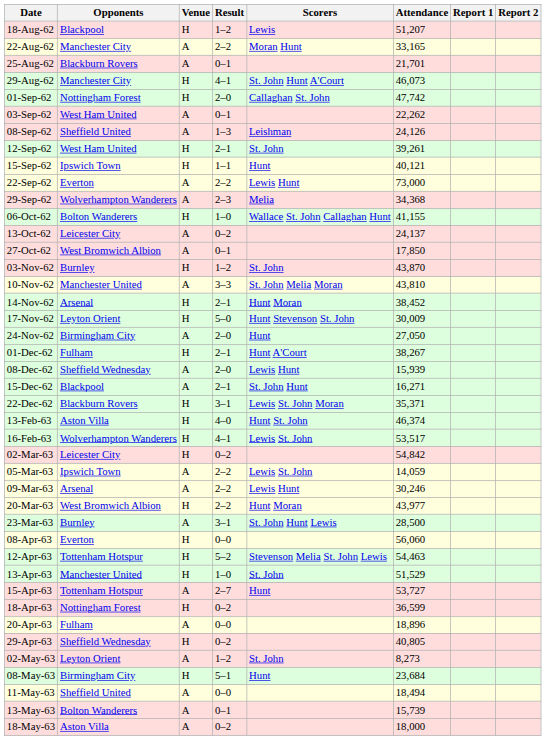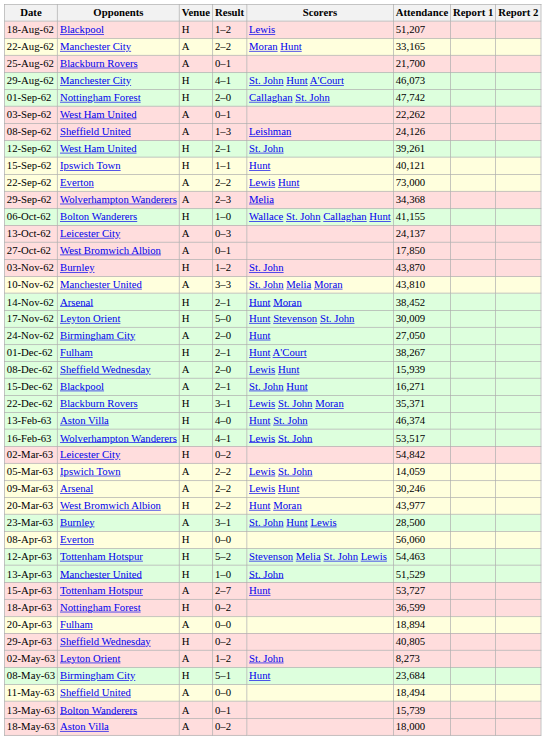(410, 64) 21,701 -> (410, 64) 21,700
(223, 234) 0–2 -> (223, 234) 0–3
(410, 625) 18,896 -> (410, 625) 18,894
